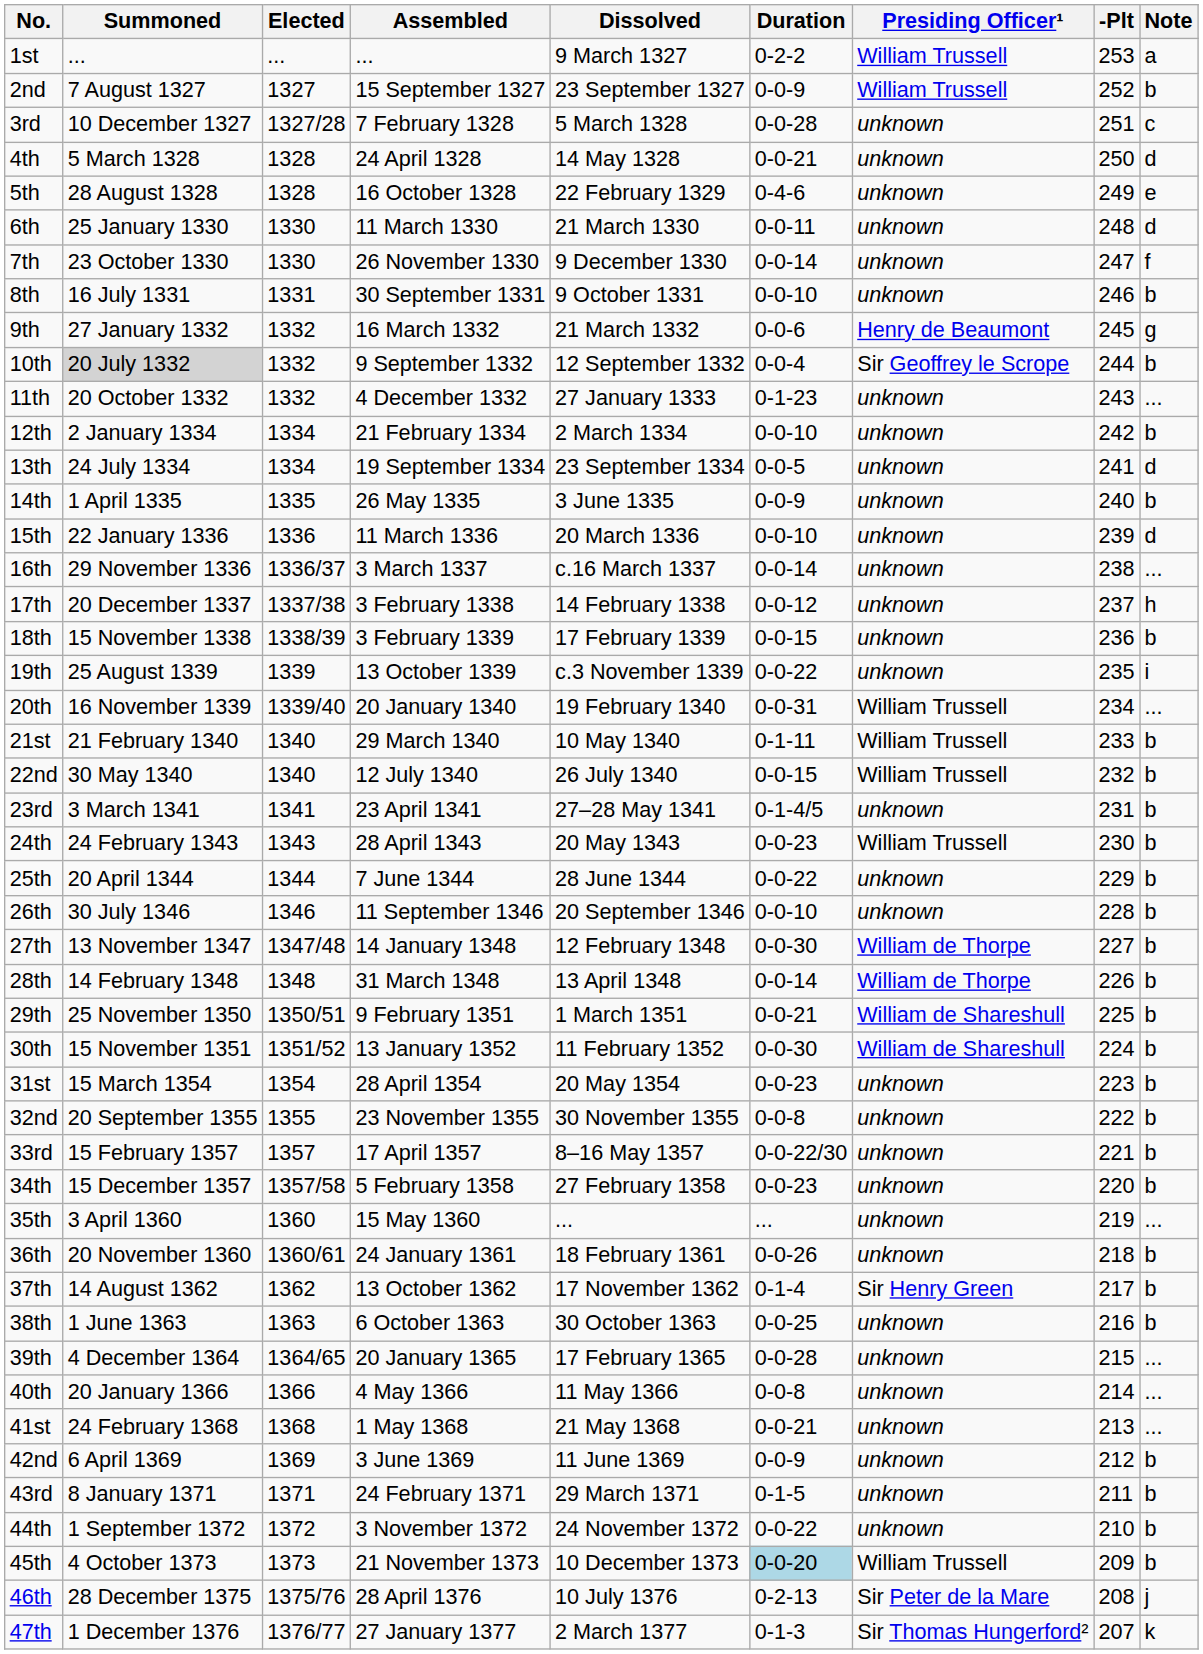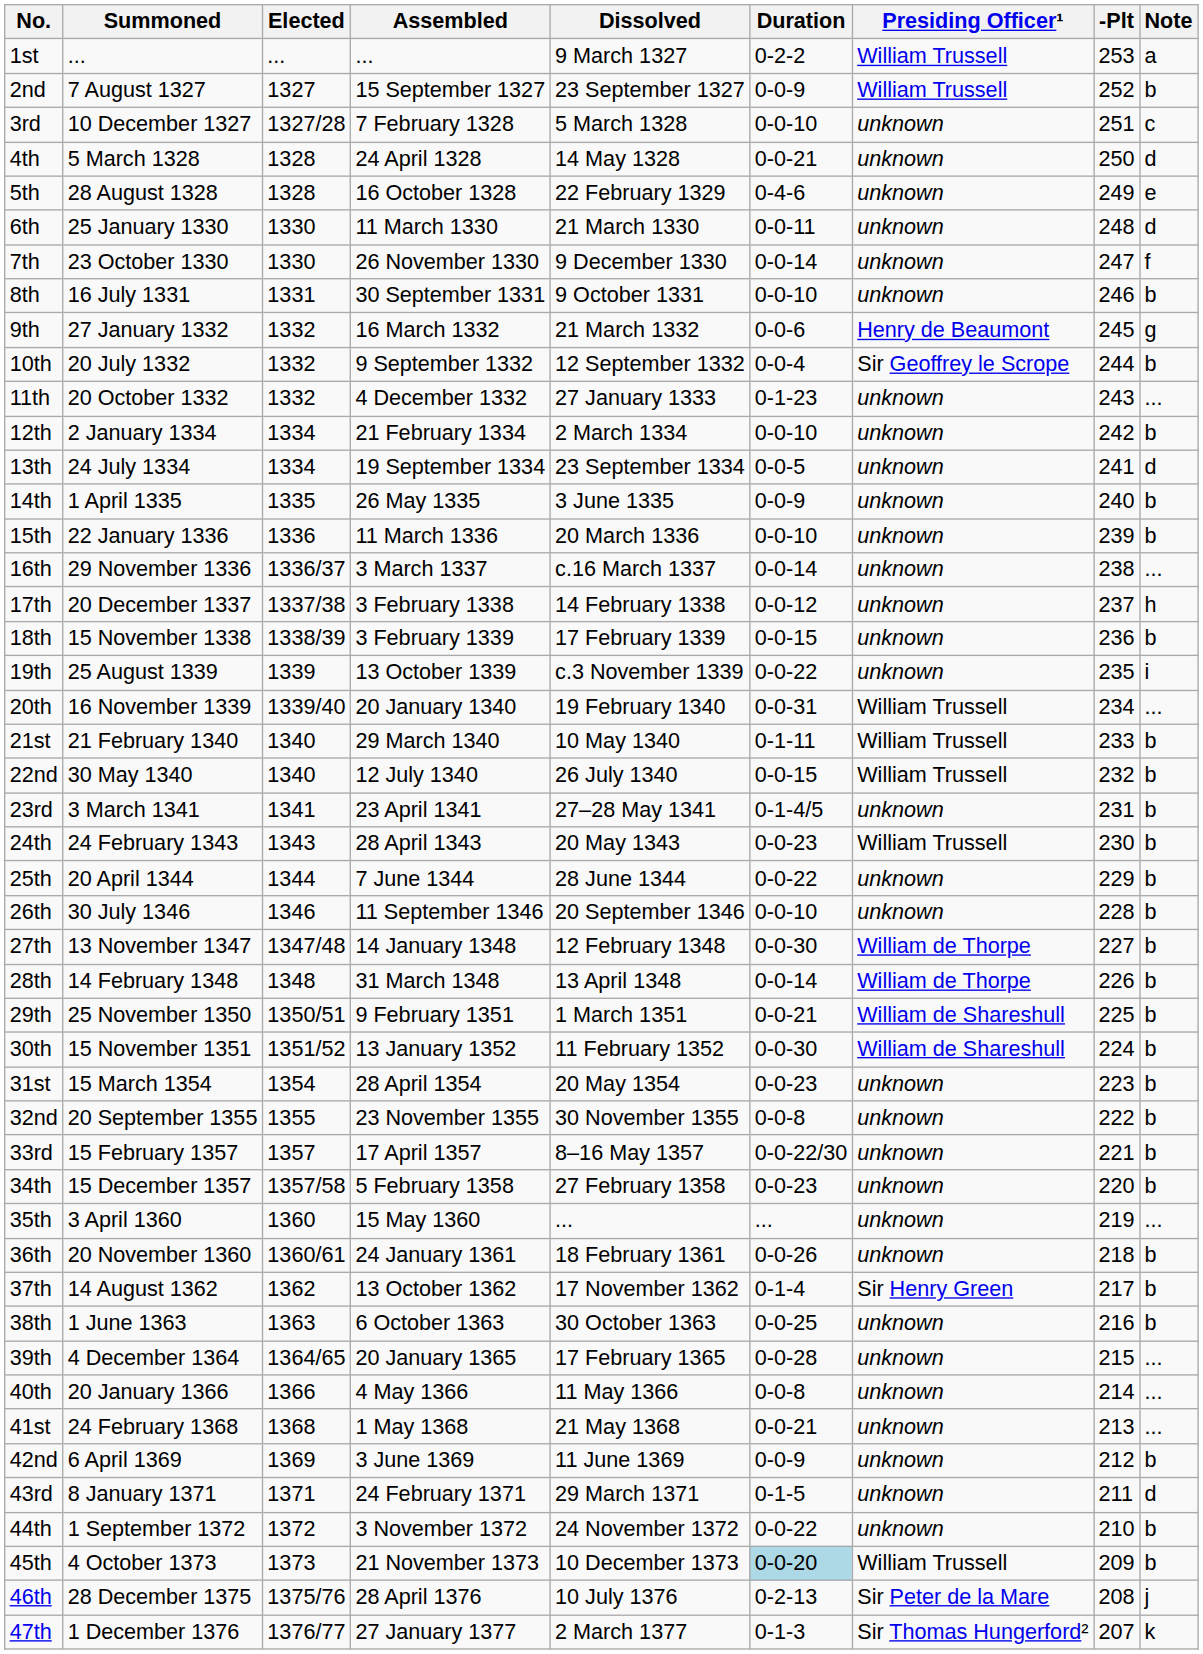(786, 124) 0-0-28 -> (786, 124) 0-0-10
(129, 364) lightgrey background -> (129, 364) no background
(1151, 535) d -> (1151, 535) b
(1151, 1494) b -> (1151, 1494) d
